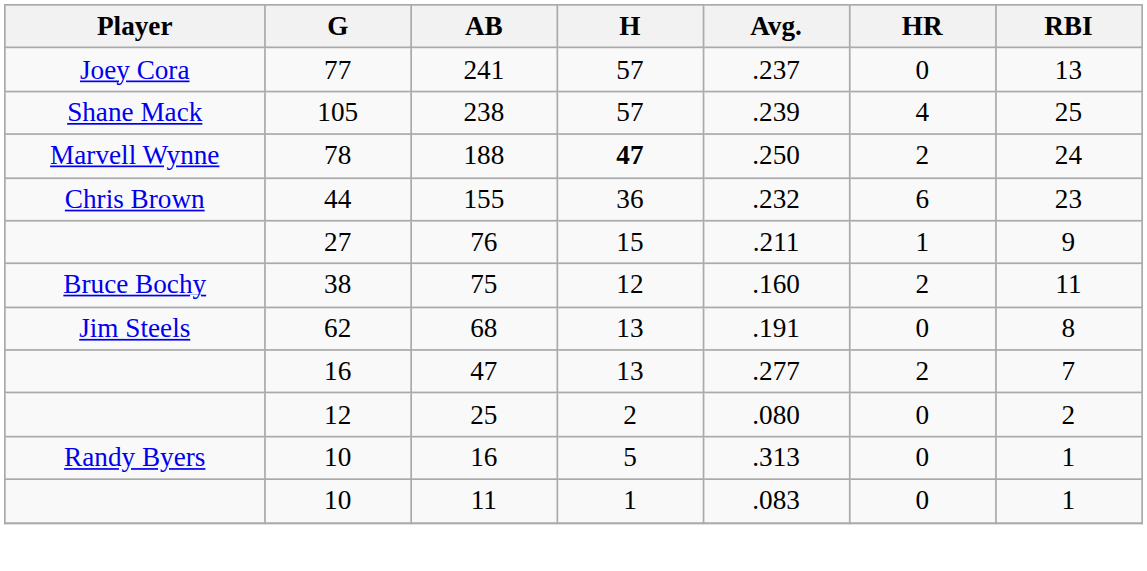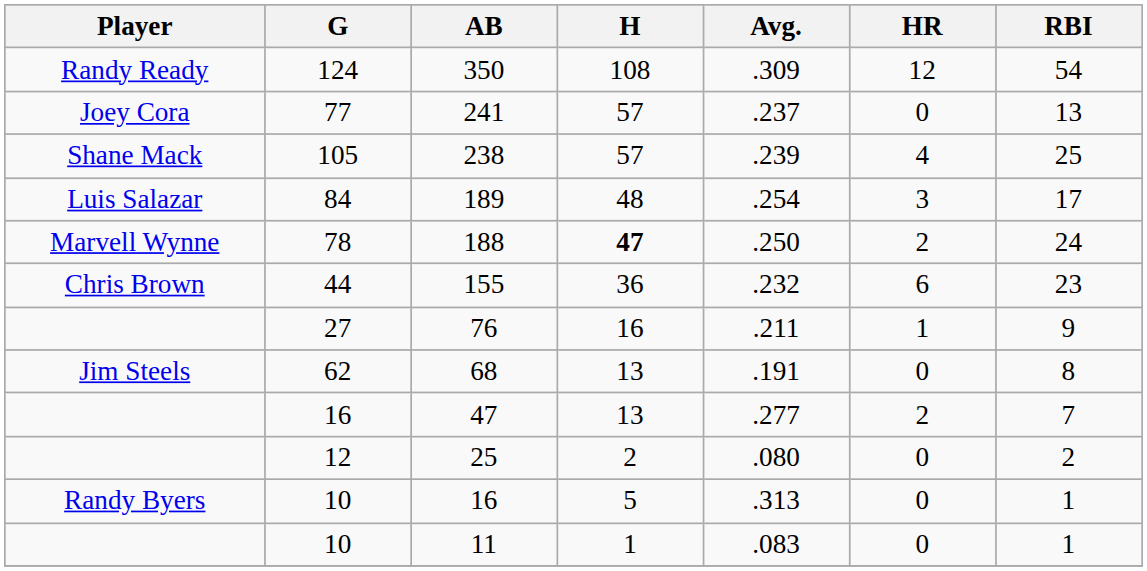+ row: (484, 69)
+ row: (484, 198)
(630, 241) 15 -> (630, 328) 16
- row: (484, 284)
